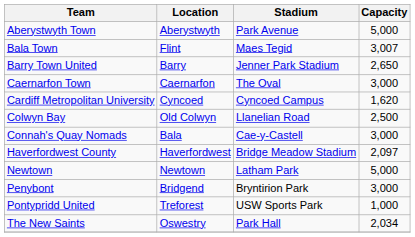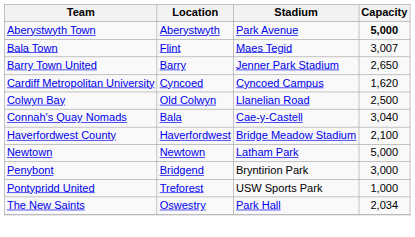(384, 30) normal -> (384, 30) bold
- row: (49, 83)
(384, 135) 3,000 -> (384, 118) 3,040
(384, 153) 2,097 -> (384, 135) 2,100
